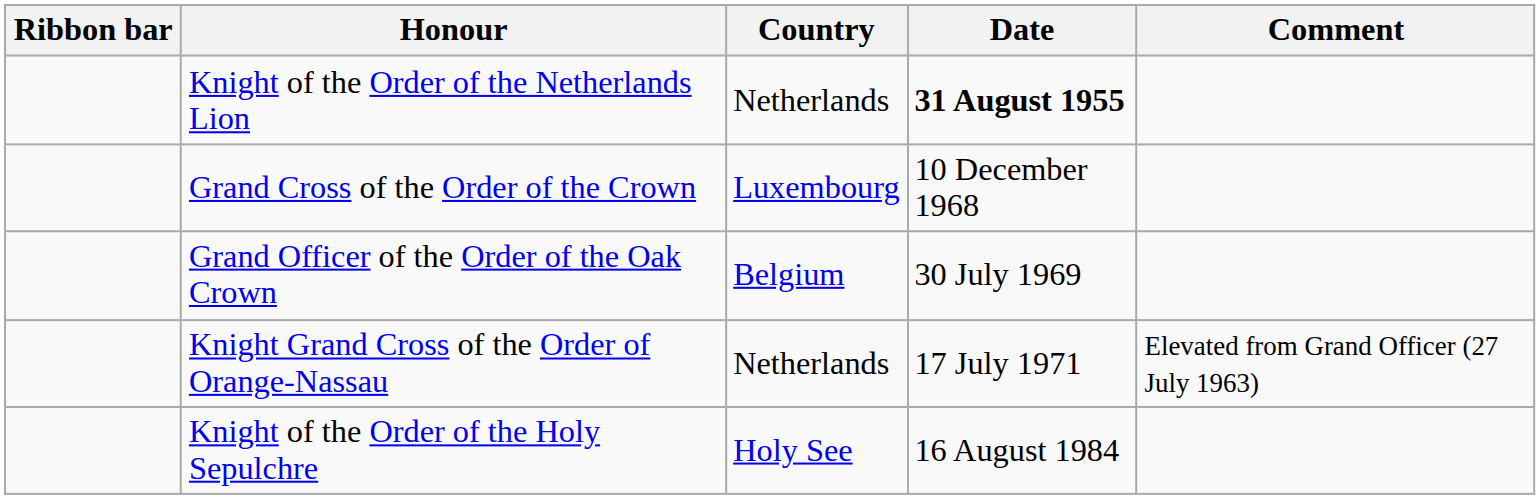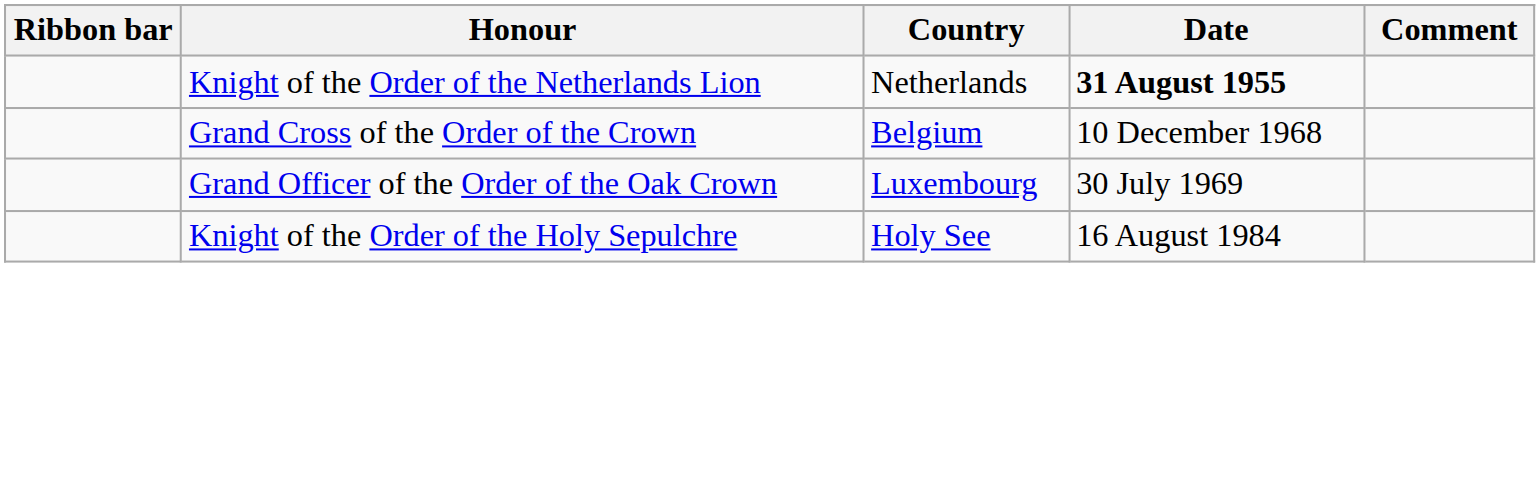(816, 187) Luxembourg -> (927, 132) Belgium
(789, 274) Belgium -> (954, 183) Luxembourg
- row: (420, 362)
